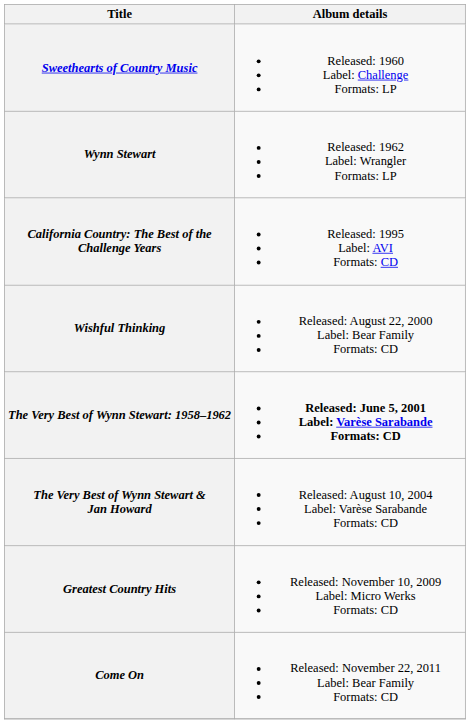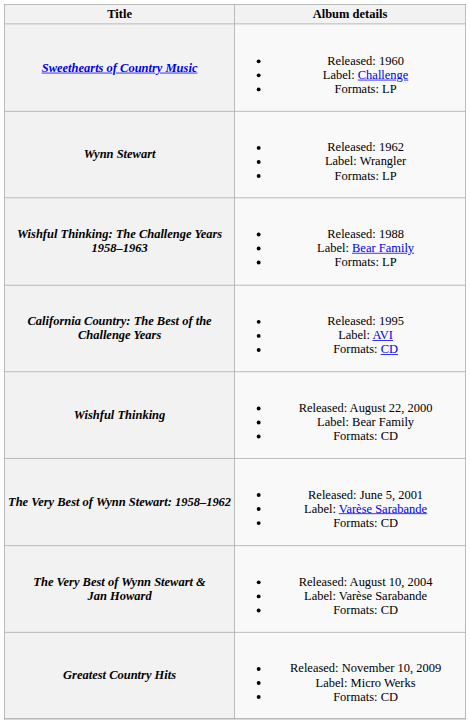+ row: (120, 241)
(350, 422) bold -> (350, 509) normal
- row: (120, 675)
